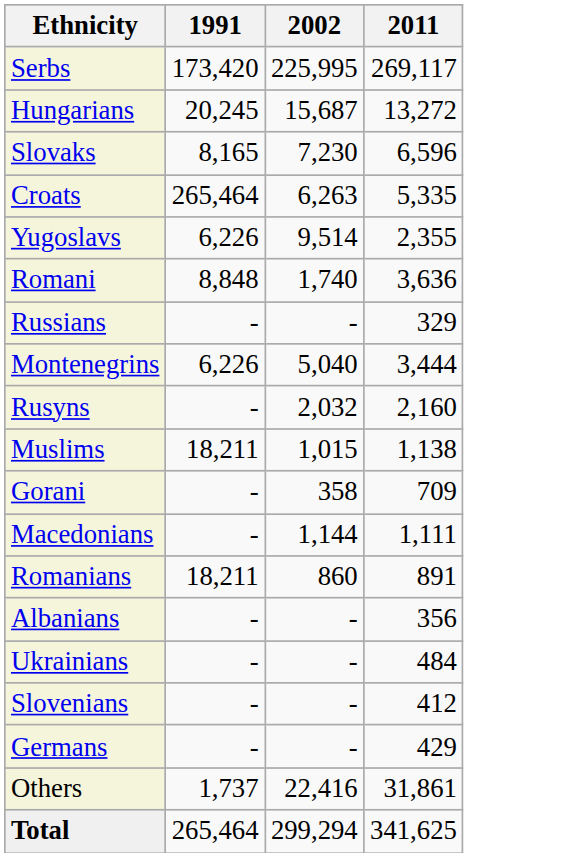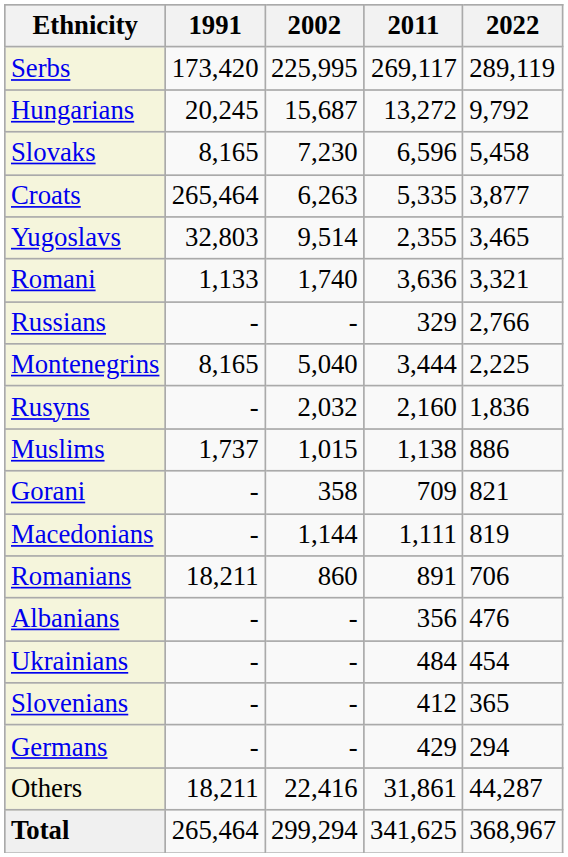+ column: (513, 25)
(229, 237) 6,226 -> (222, 237) 32,803
(229, 279) 8,848 -> (229, 279) 1,133
(229, 364) 6,226 -> (229, 364) 8,165
(222, 449) 18,211 -> (229, 449) 1,737
(229, 788) 1,737 -> (222, 788) 18,211
